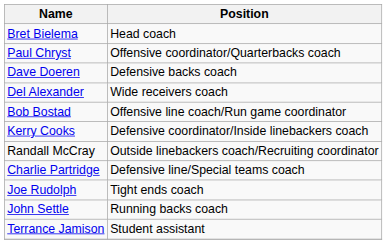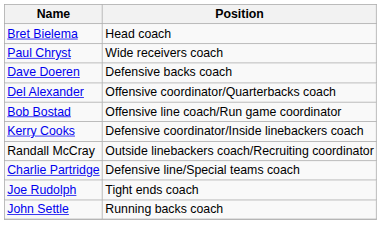(225, 53) Offensive coordinator/Quarterbacks coach -> (164, 53) Wide receivers coach
(169, 92) Wide receivers coach -> (221, 92) Offensive coordinator/Quarterbacks coach
- row: (56, 229)
